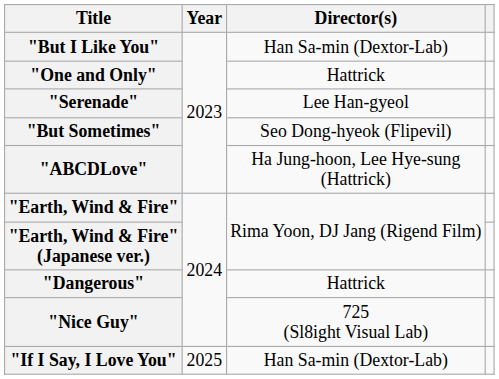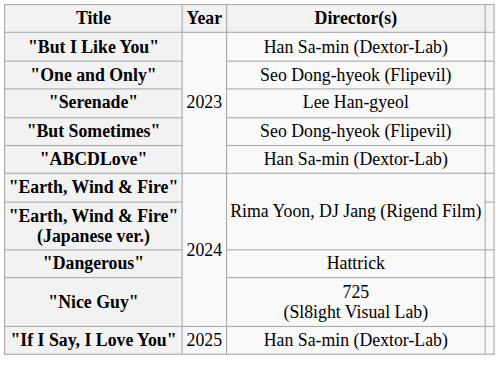(356, 74) Hattrick -> (356, 74) Seo Dong-hyeok (Flipevil)
(356, 169) Ha Jung-hoon, Lee Hye-sung (Hattrick) -> (356, 159) Han Sa-min (Dextor-Lab)
